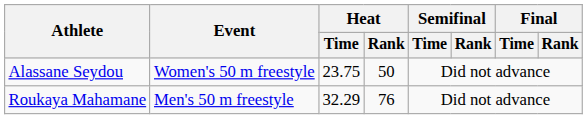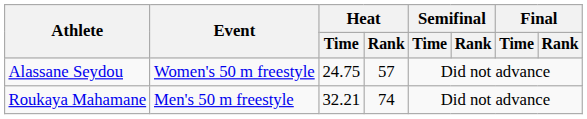(341, 72) 23.75 -> (341, 72) 24.75
(386, 72) 50 -> (386, 72) 57
(341, 99) 32.29 -> (341, 99) 32.21
(386, 99) 76 -> (386, 99) 74
